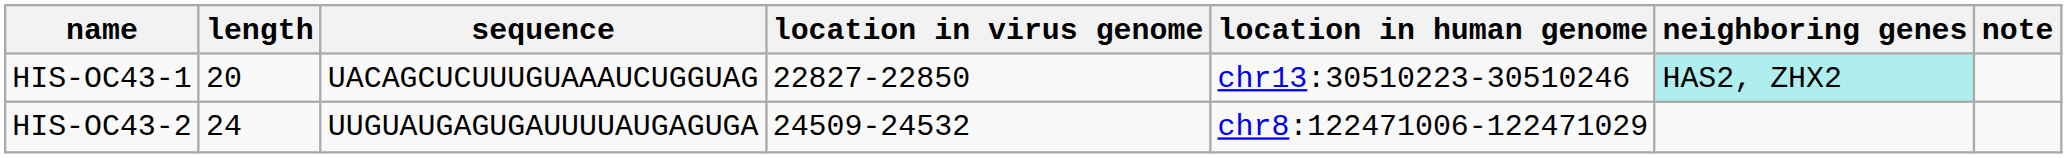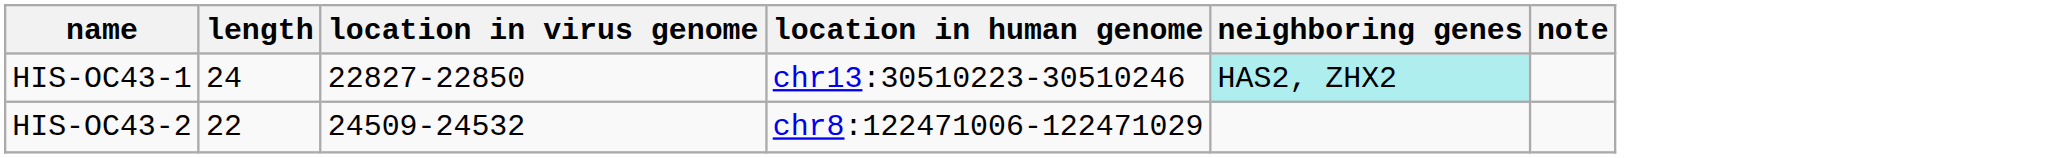- column: (543, 30)
(224, 78) 20 -> (224, 78) 24
(224, 127) 24 -> (224, 127) 22
